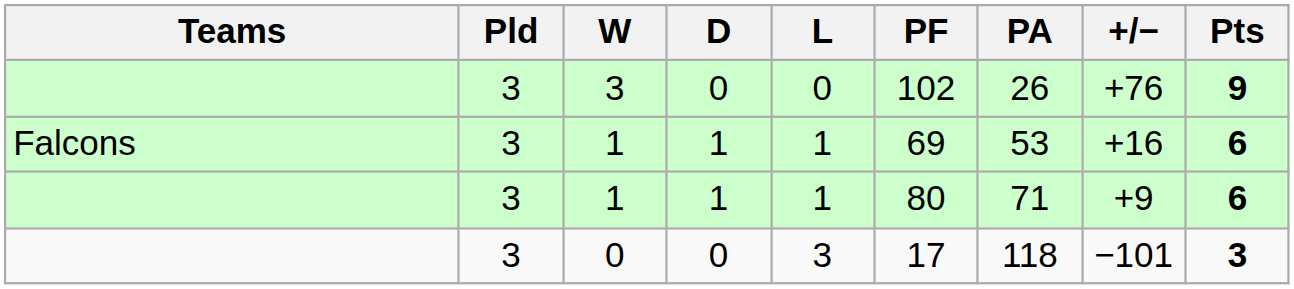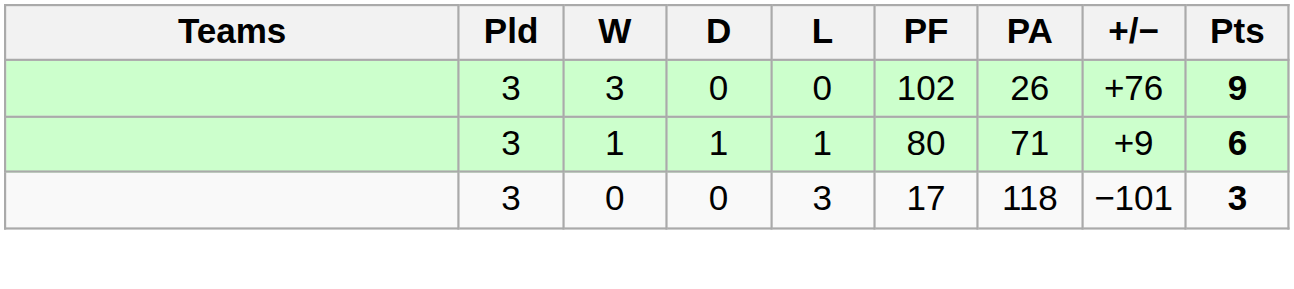- row: (75, 143)
